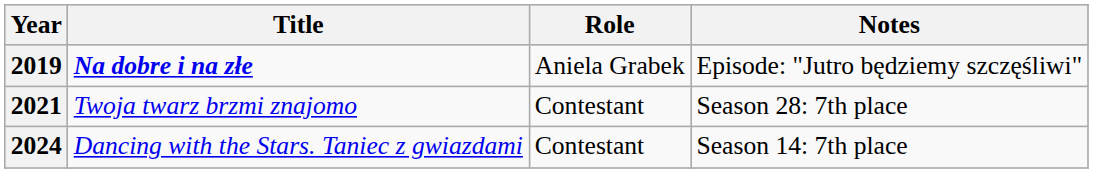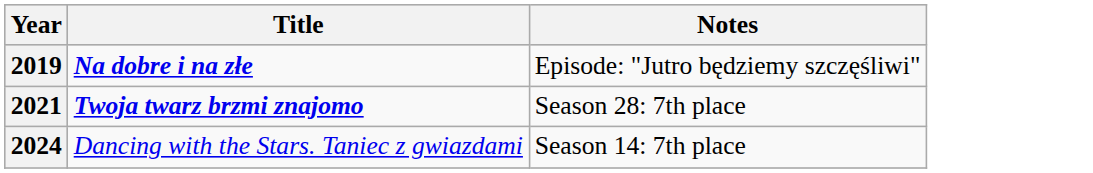- column: (610, 24)
(215, 106) normal -> (219, 106) bold
